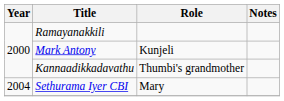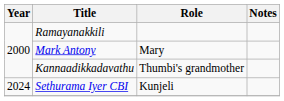(157, 50) Kunjeli -> (152, 50) Mary
(19, 86) 2004 -> (19, 86) 2024
(152, 86) Mary -> (157, 86) Kunjeli
